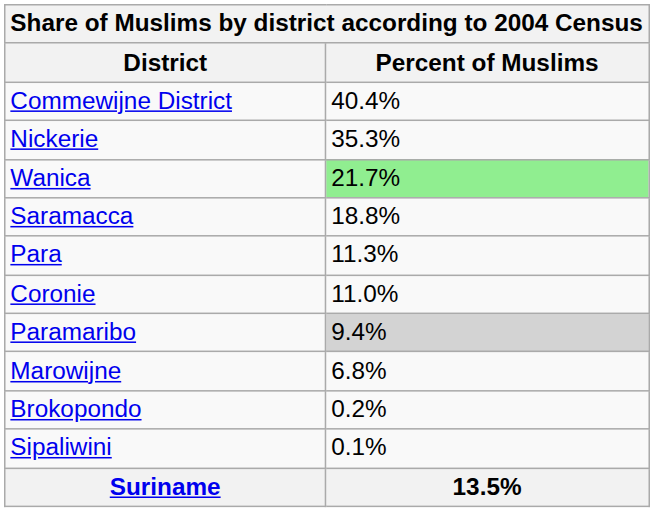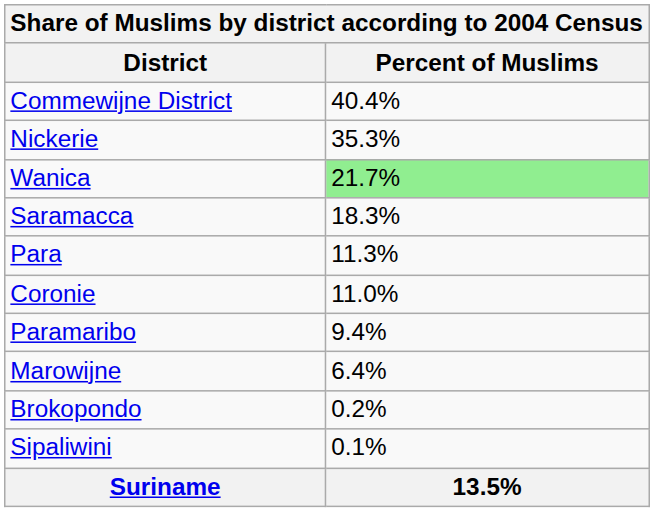(366, 216) 18.8% -> (366, 216) 18.3%
(359, 332) lightgrey background -> (359, 332) no background
(359, 370) 6.8% -> (359, 370) 6.4%
